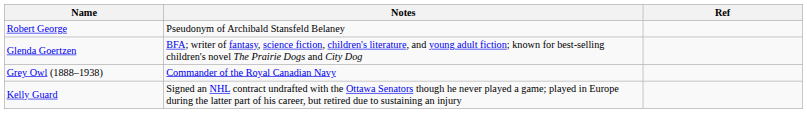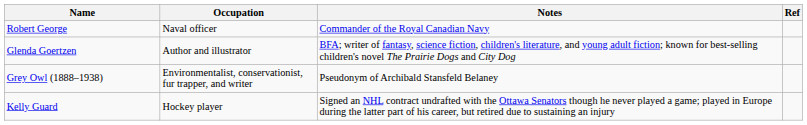+ column: (239, 12)
(256, 28) Pseudonym of Archibald Stansfeld Belaney -> (404, 28) Commander of the Royal Canadian Navy
(251, 72) Commander of the Royal Canadian Navy -> (409, 78) Pseudonym of Archibald Stansfeld Belaney
